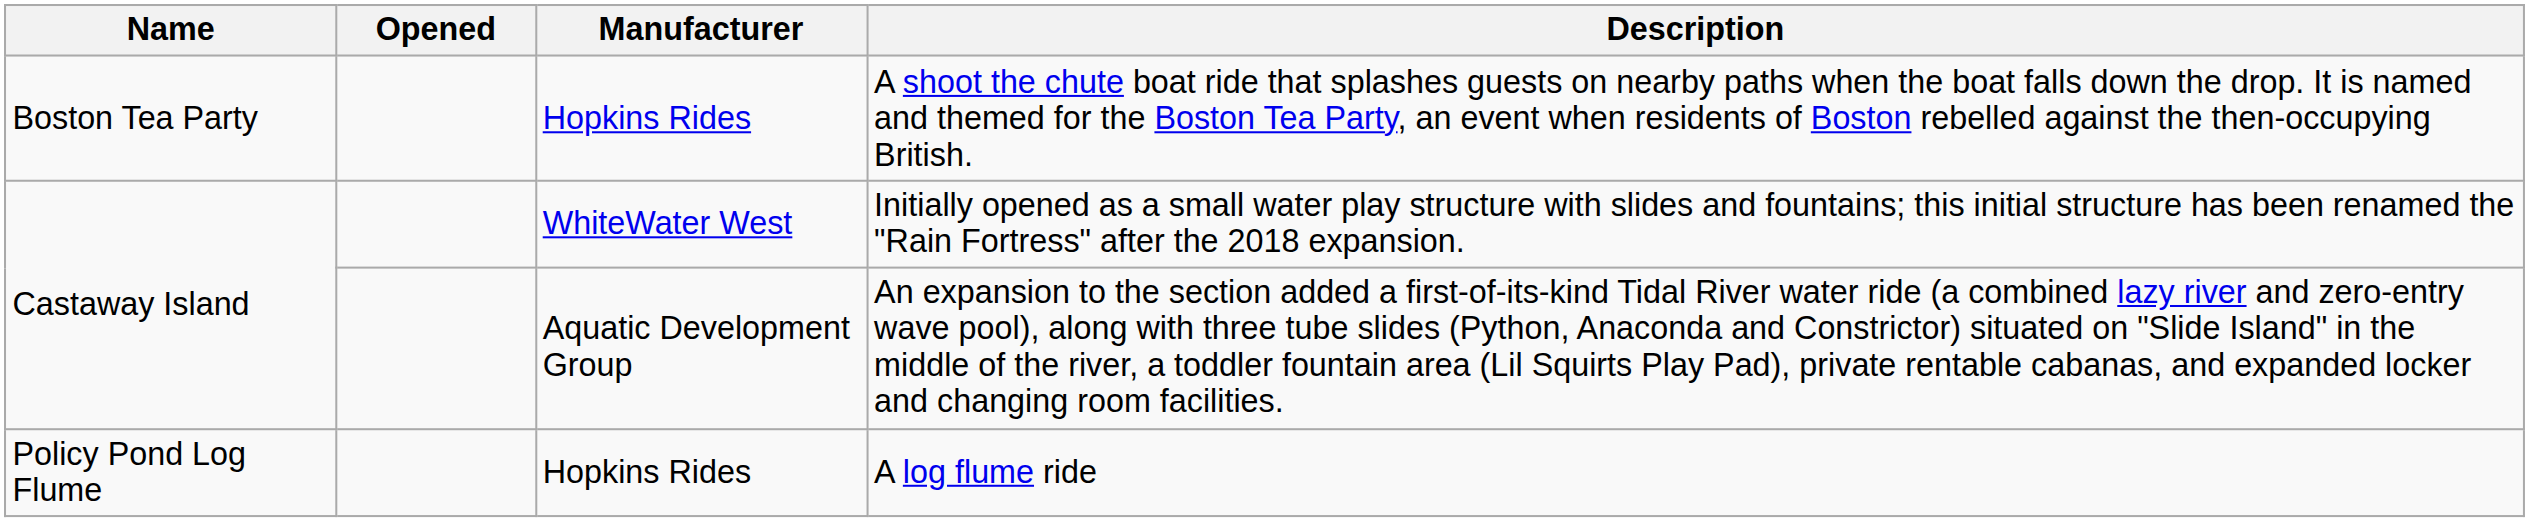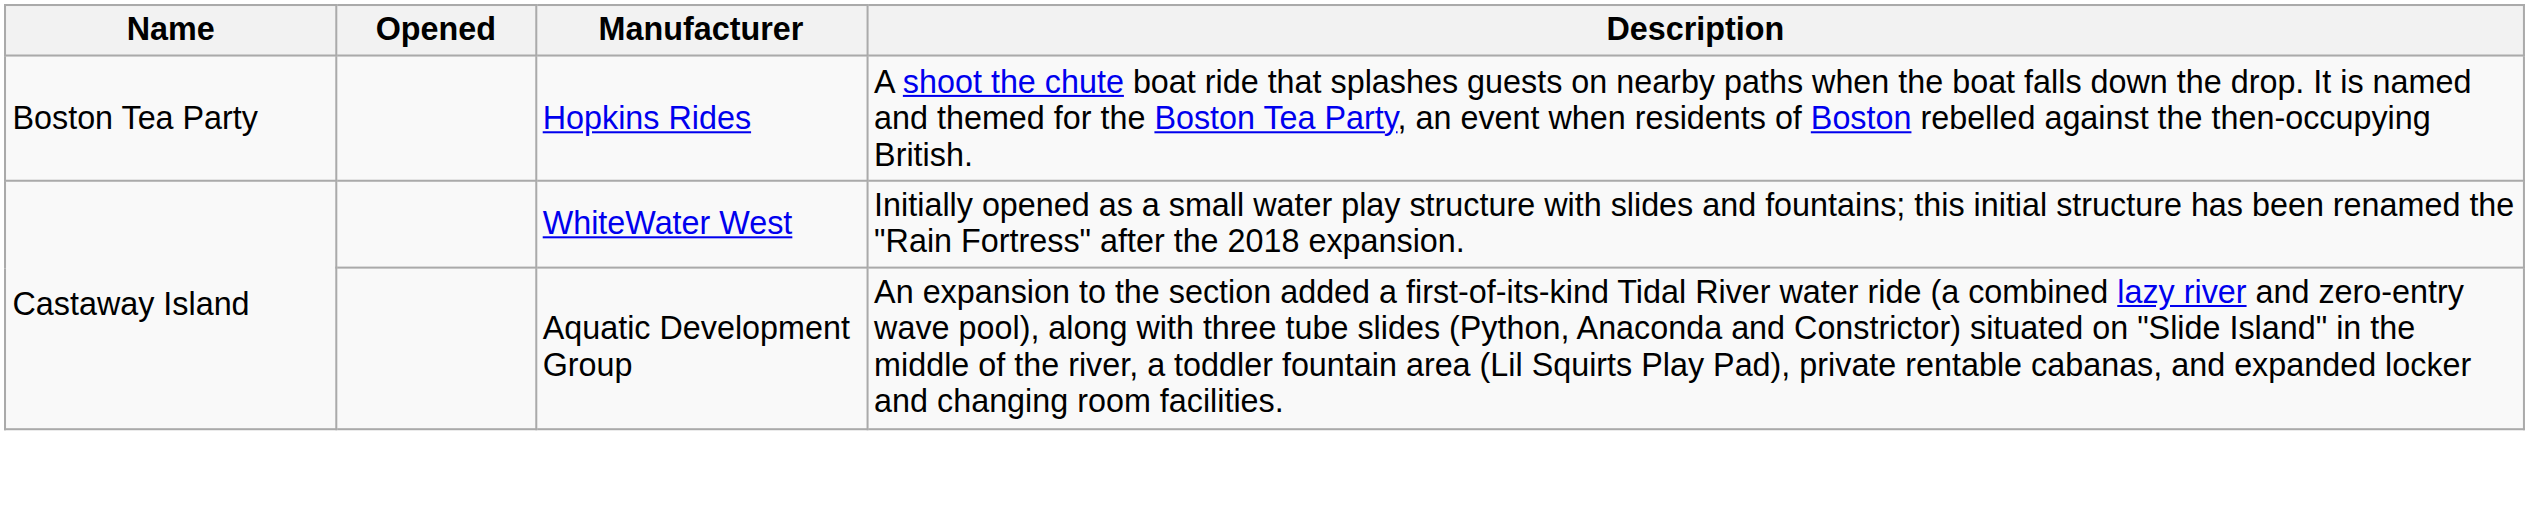- row: (985, 471)
